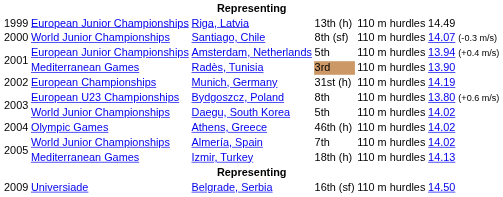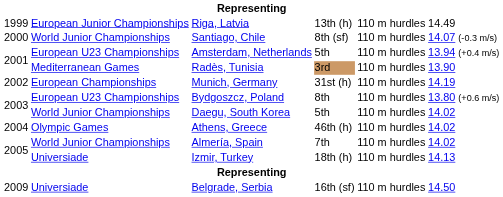(110, 53) European Junior Championships -> (105, 53) European U23 Championships
(85, 157) Mediterranean Games -> (60, 157) Universiade
